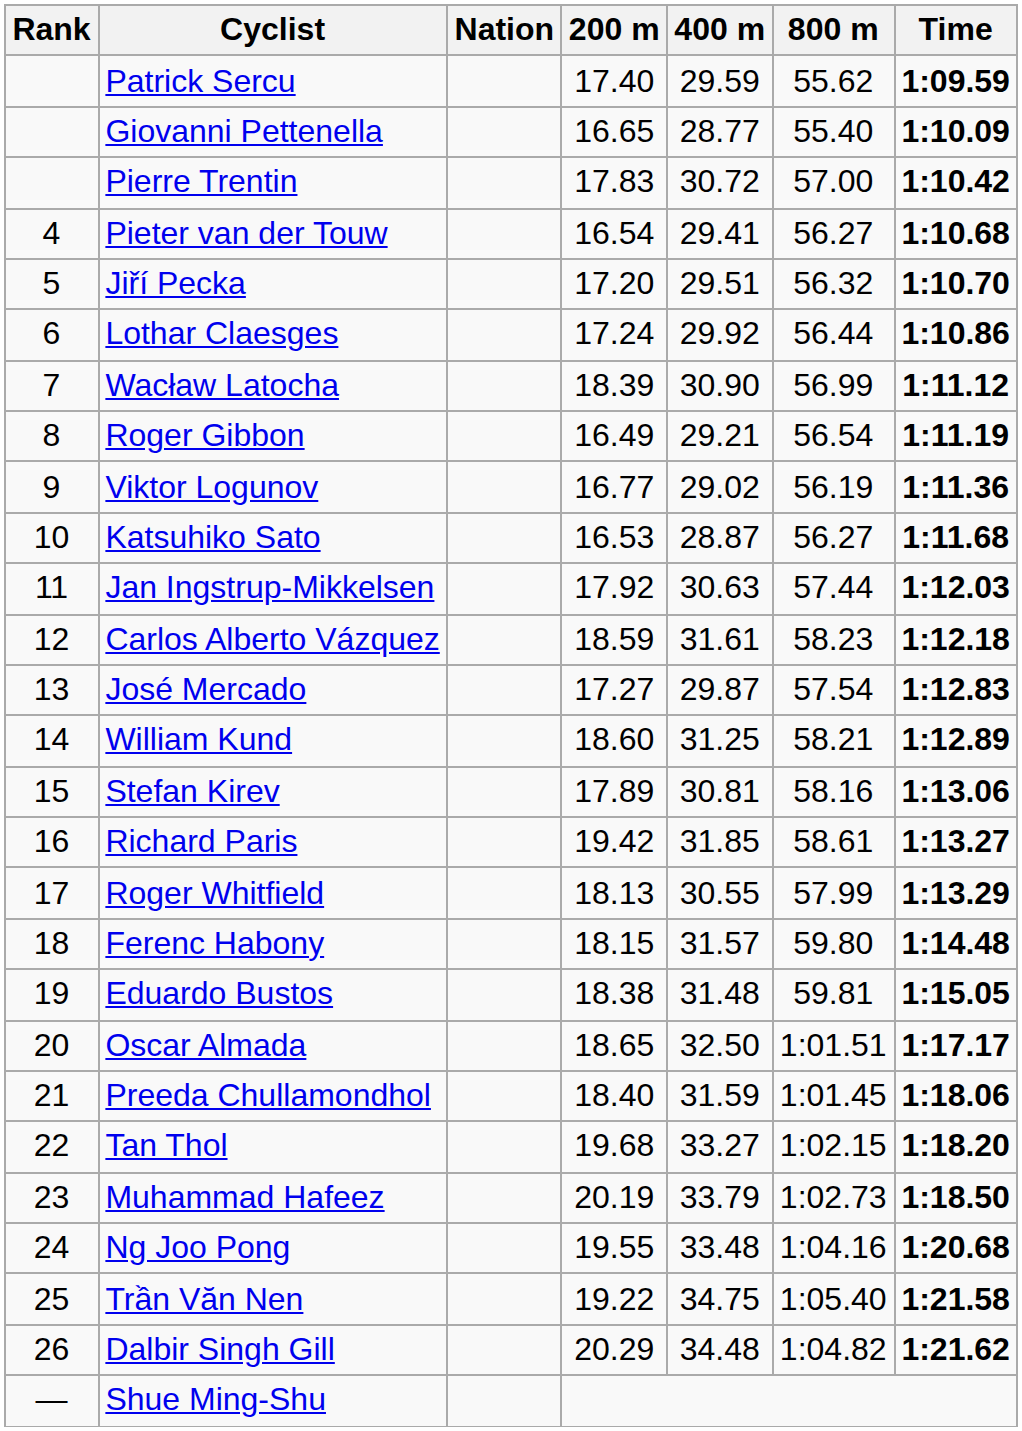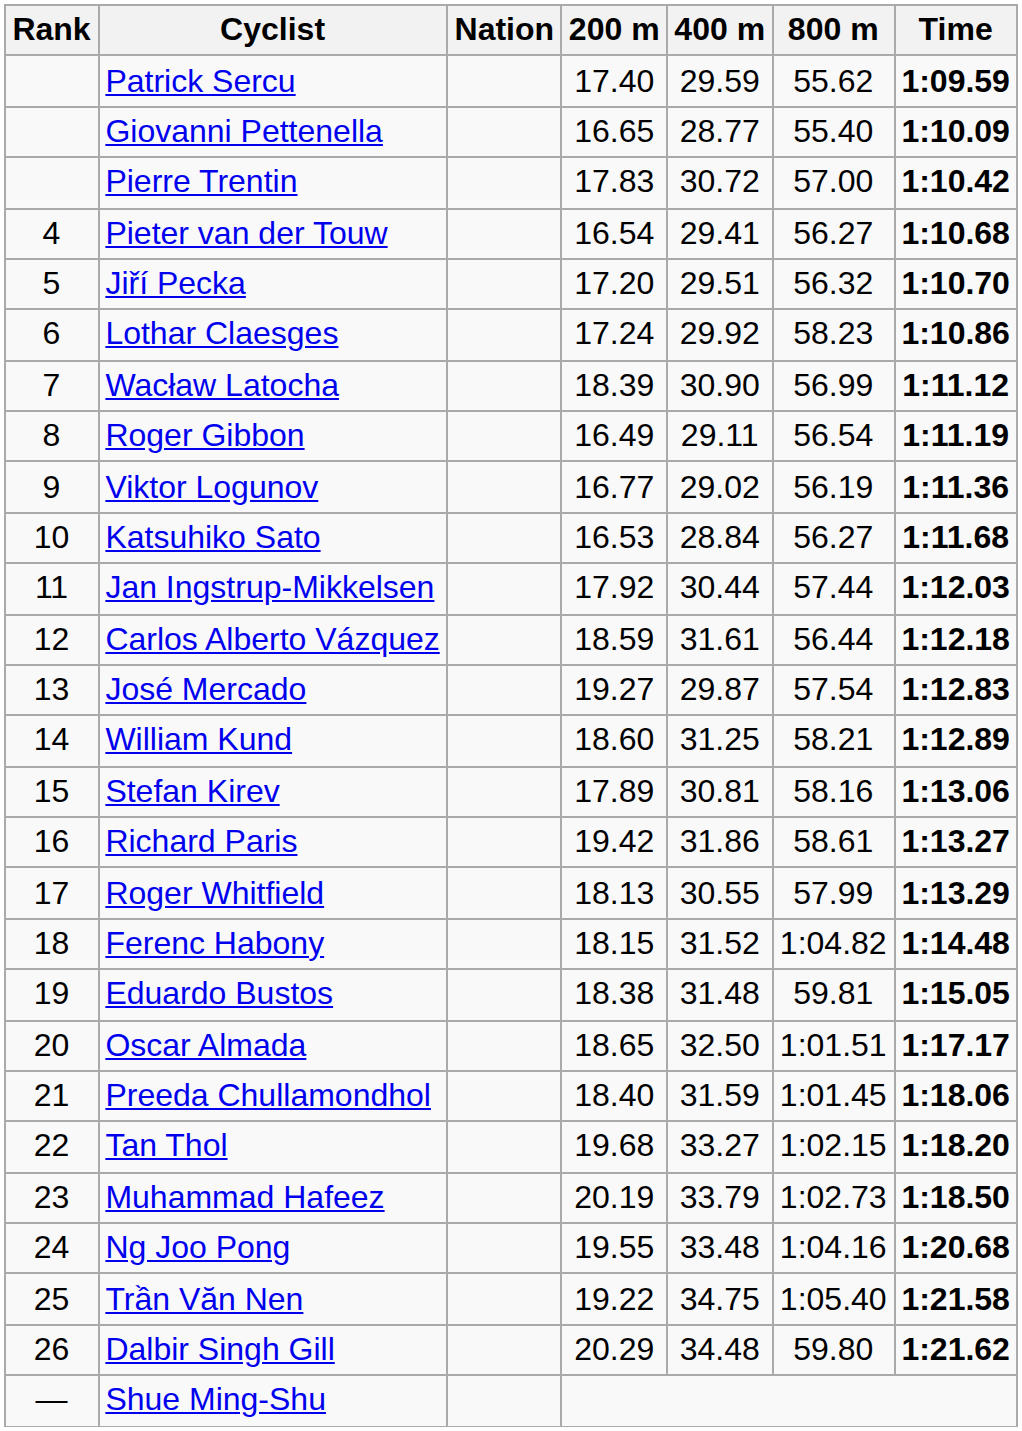(833, 334) 56.44 -> (833, 334) 58.23
(720, 435) 29.21 -> (720, 435) 29.11
(720, 537) 28.87 -> (720, 537) 28.84
(720, 588) 30.63 -> (720, 588) 30.44
(833, 638) 58.23 -> (833, 638) 56.44
(614, 689) 17.27 -> (614, 689) 19.27
(720, 841) 31.85 -> (720, 841) 31.86
(720, 943) 31.57 -> (720, 943) 31.52
(833, 943) 59.80 -> (833, 943) 1:04.82
(833, 1349) 1:04.82 -> (833, 1349) 59.80
